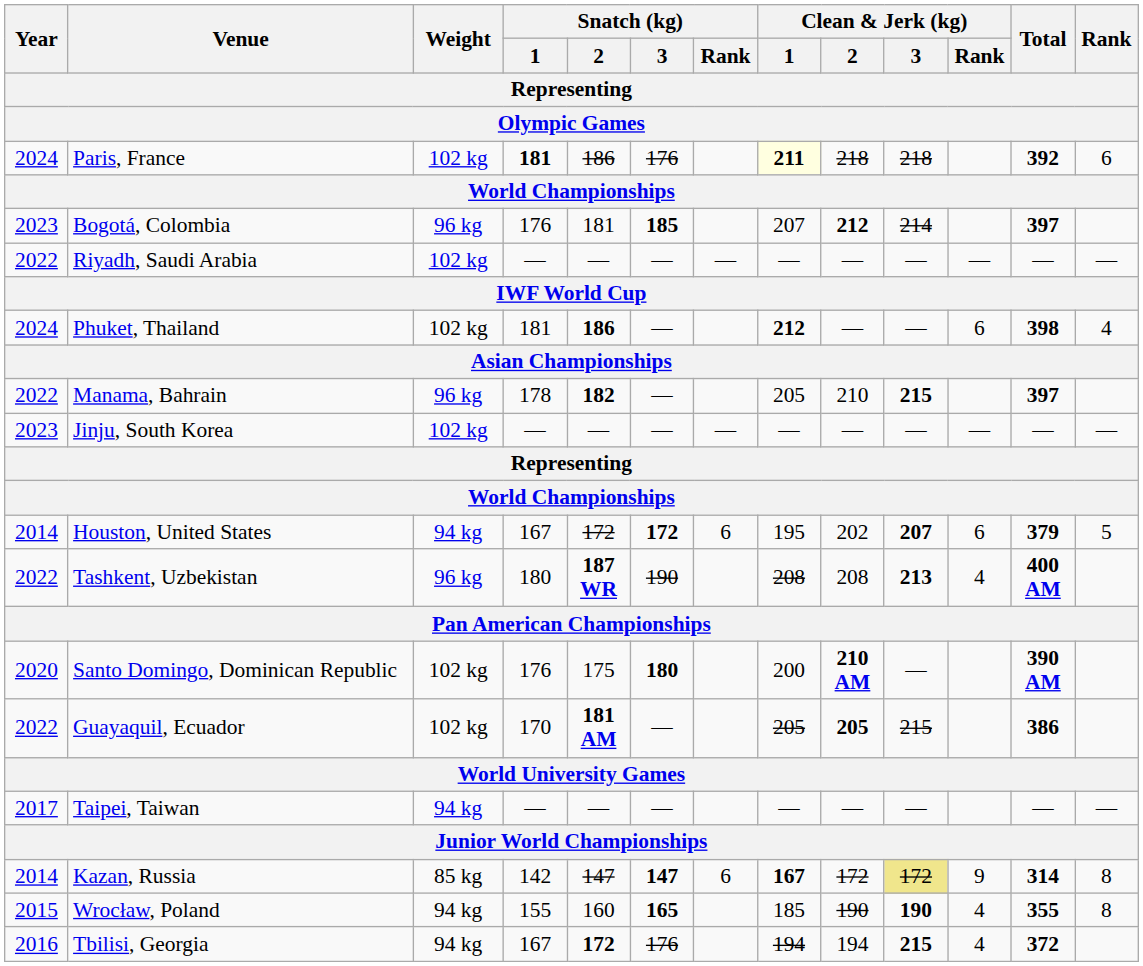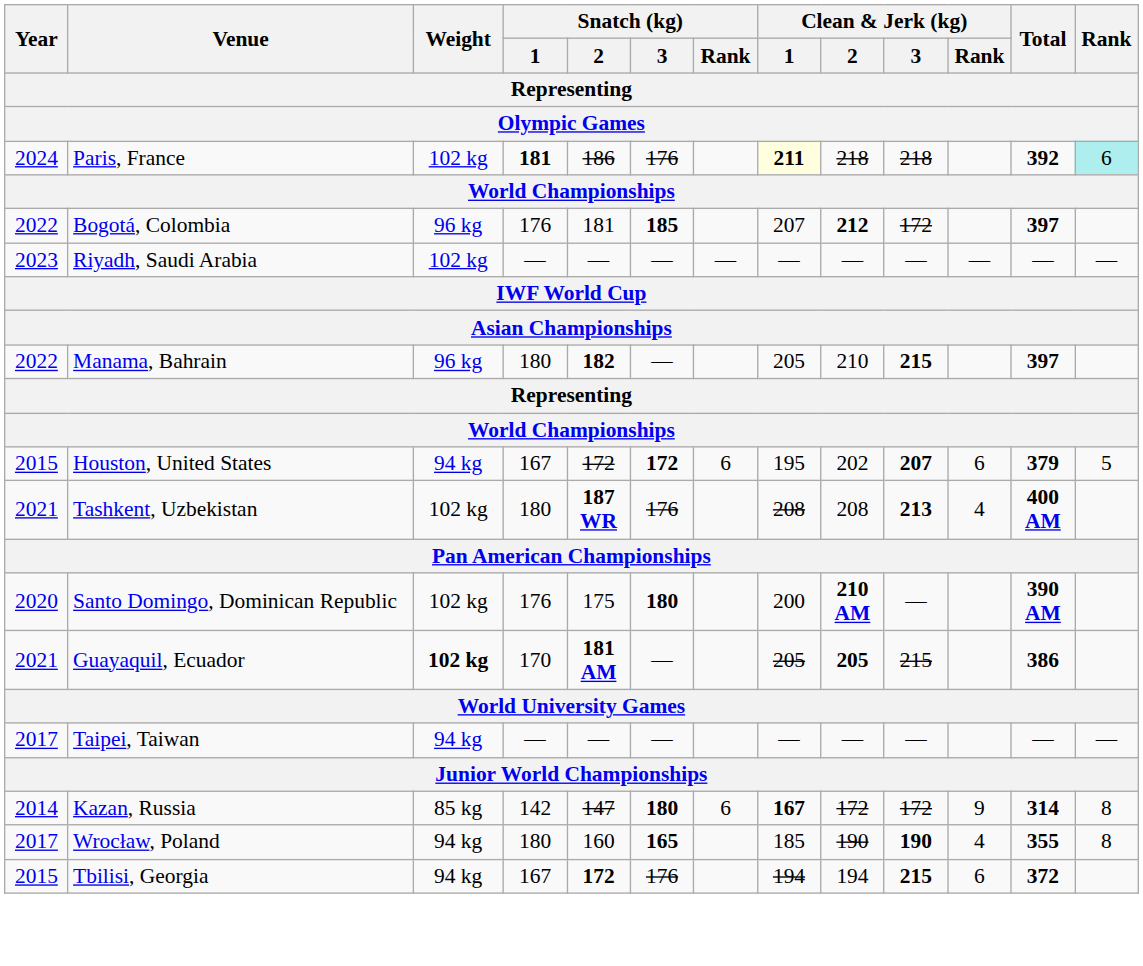(1106, 157) no background -> (1106, 157) paleturquoise background
(36, 225) 2023 -> (36, 225) 2022
(916, 225) 214 -> (916, 225) 172
(36, 259) 2022 -> (36, 259) 2023
- row: (146, 327)
(535, 395) 178 -> (535, 361) 180
- row: (153, 429)
(36, 531) 2014 -> (36, 463) 2015
(36, 577) 2022 -> (36, 509) 2021
(458, 577) 96 kg -> (458, 509) 102 kg
(662, 577) 190 -> (662, 509) 176
(36, 727) 2022 -> (36, 659) 2021
(458, 727) normal -> (458, 659) bold
(662, 875) 147 -> (662, 807) 180
(916, 875) khaki background -> (916, 807) no background
(36, 909) 2015 -> (36, 841) 2017
(535, 909) 155 -> (535, 841) 180
(36, 943) 2016 -> (36, 875) 2015
(979, 943) 4 -> (979, 875) 6
